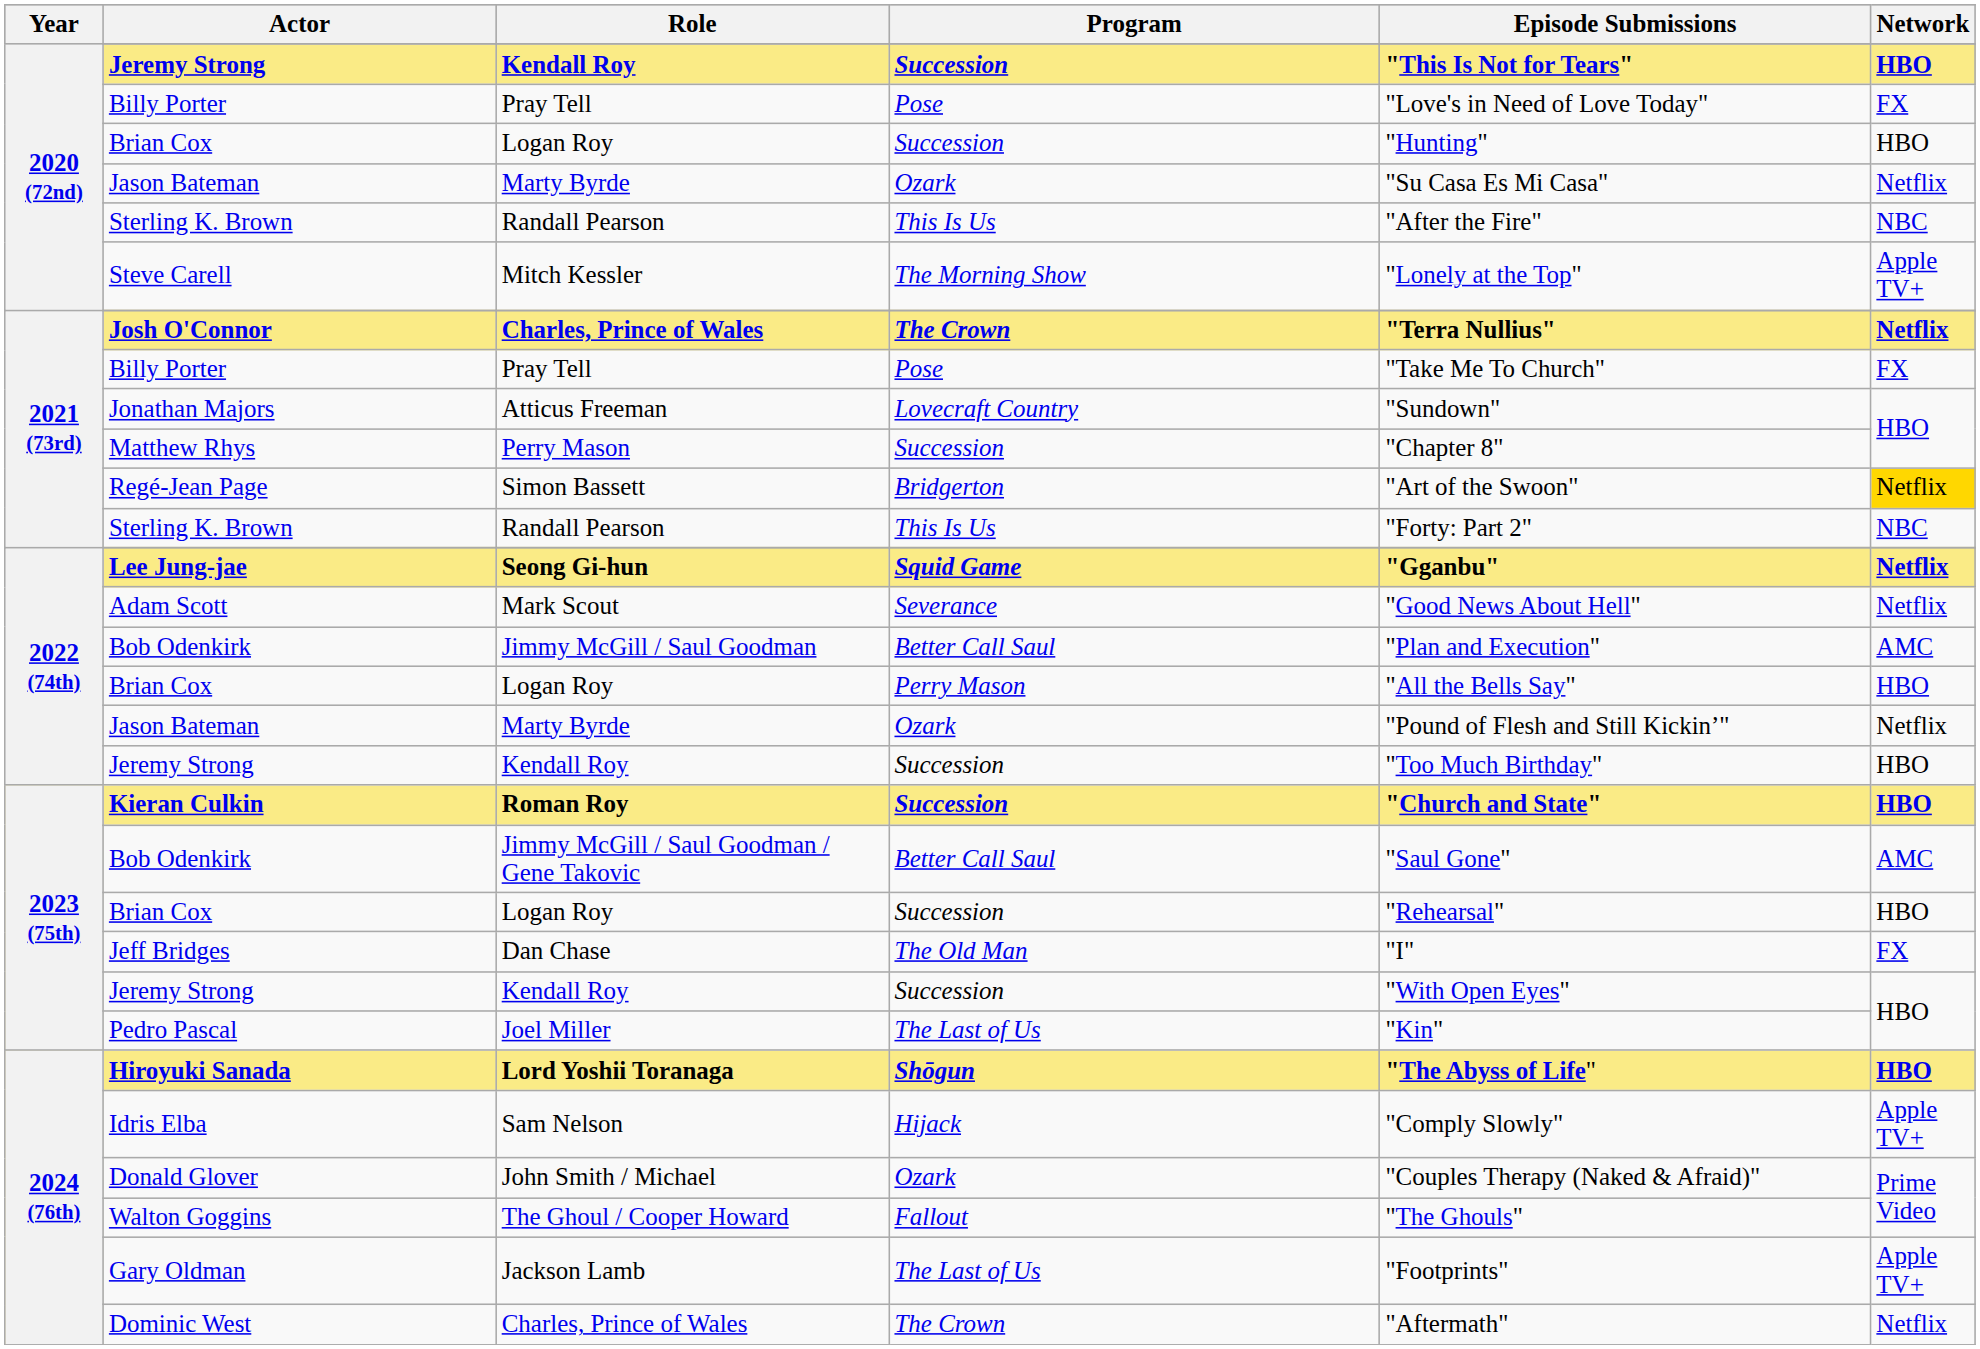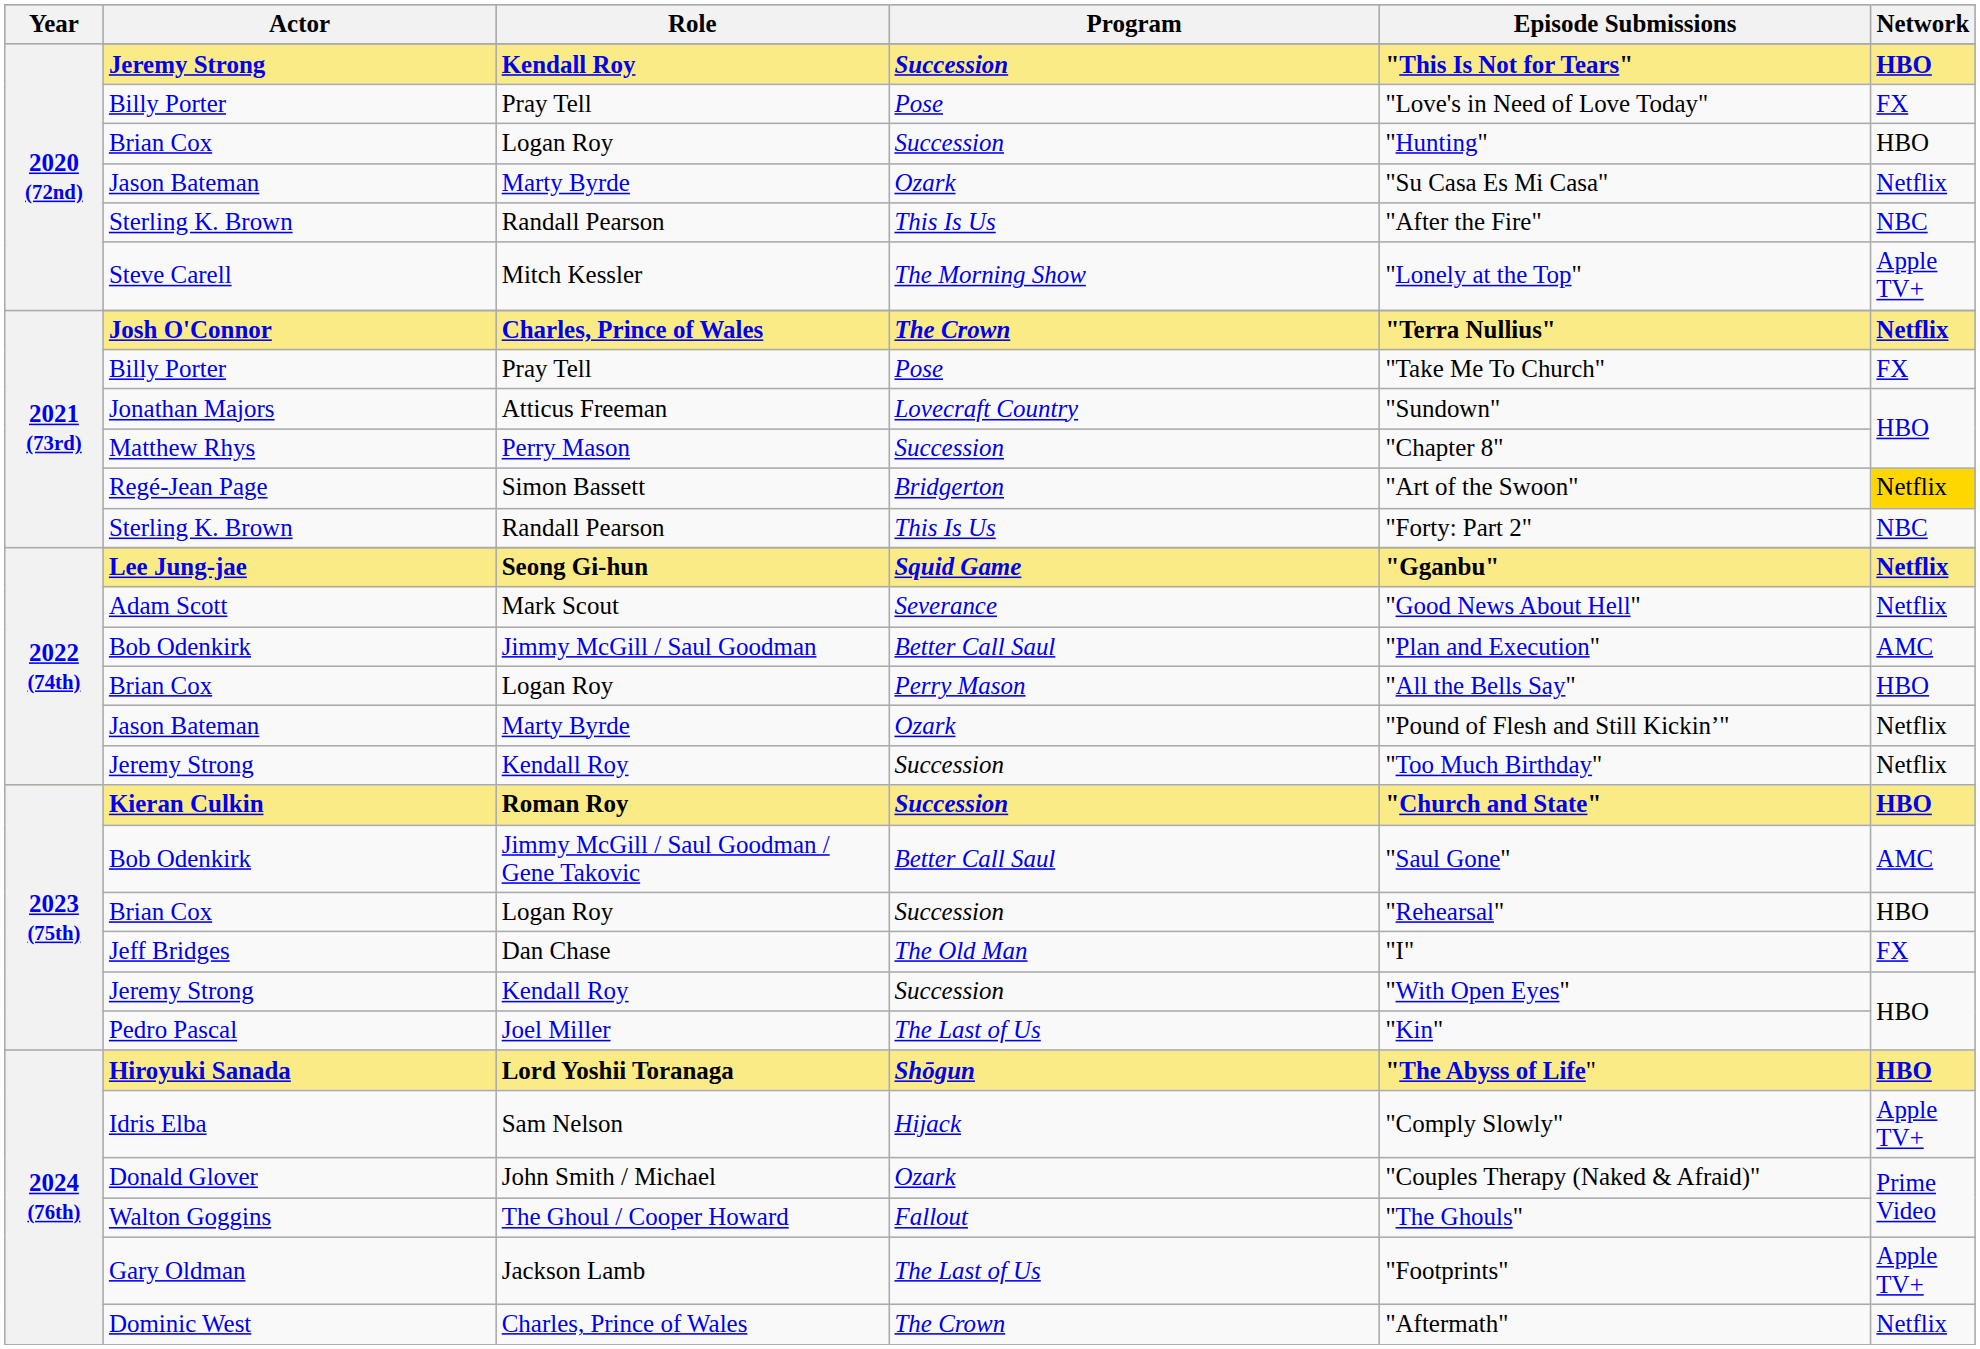(1903, 764) HBO -> (1912, 764) Netflix
